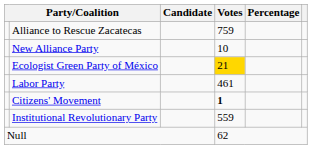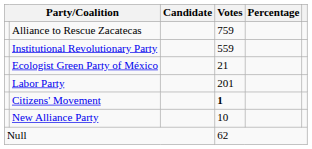rows swapped: (85, 118) <-> (55, 48)
(223, 65) gold background -> (223, 65) no background
(225, 83) 461 -> (225, 83) 201
